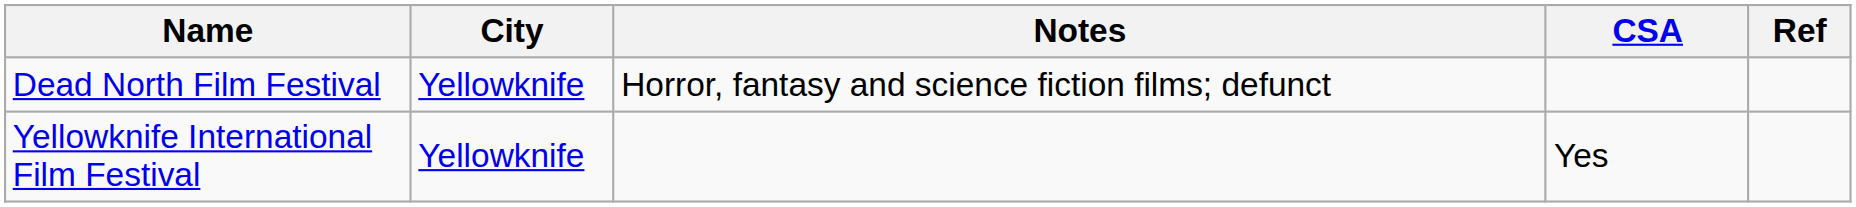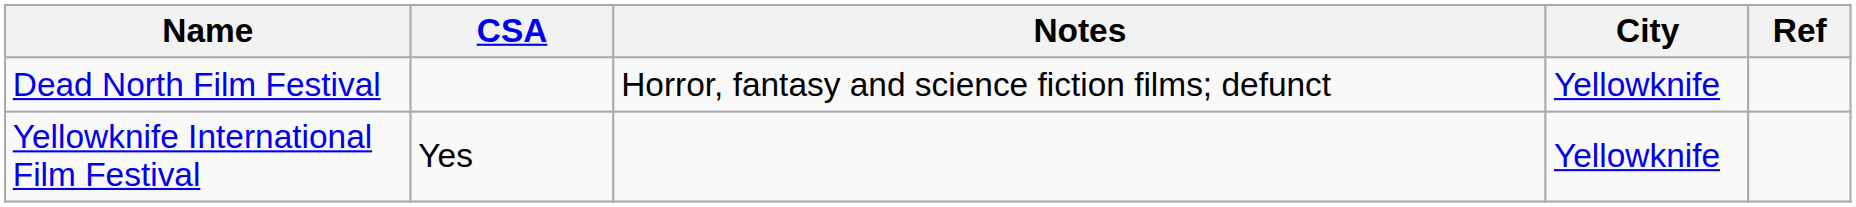columns swapped: (512, 31) <-> (1648, 31)
